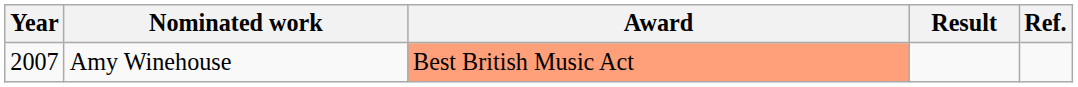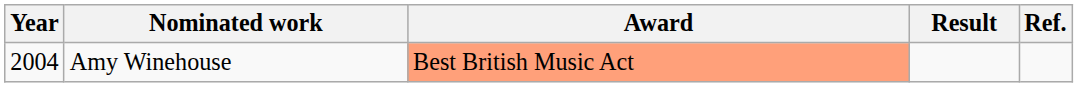(34, 61) 2007 -> (34, 61) 2004
